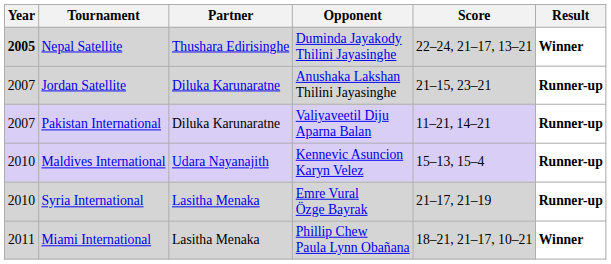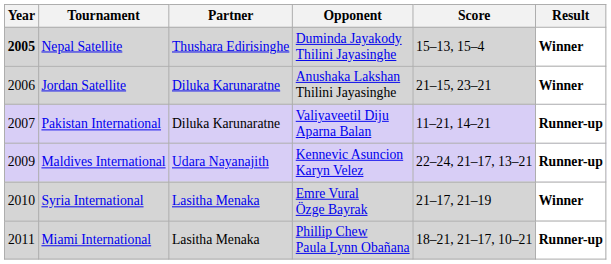(474, 46) 22–24, 21–17, 13–21 -> (450, 46) 15–13, 15–4
(21, 85) 2007 -> (21, 85) 2006
(571, 85) Runner-up -> (561, 85) Winner
(21, 162) 2010 -> (21, 162) 2009
(450, 162) 15–13, 15–4 -> (474, 162) 22–24, 21–17, 13–21
(571, 201) Runner-up -> (561, 201) Winner
(561, 240) Winner -> (571, 240) Runner-up
